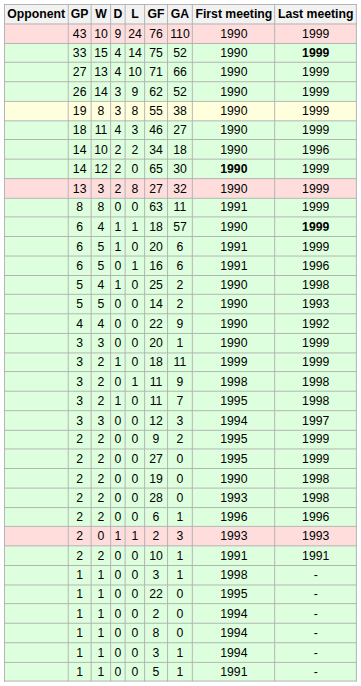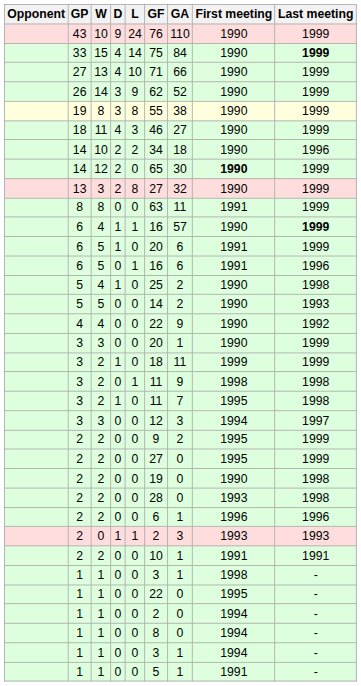(180, 53) 52 -> (180, 53) 84
(156, 227) 18 -> (156, 227) 16
